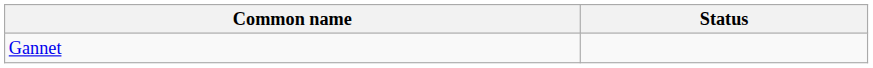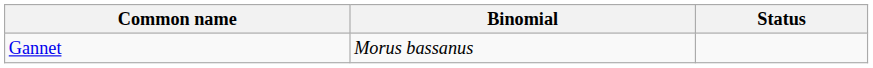+ column: (523, 18)
